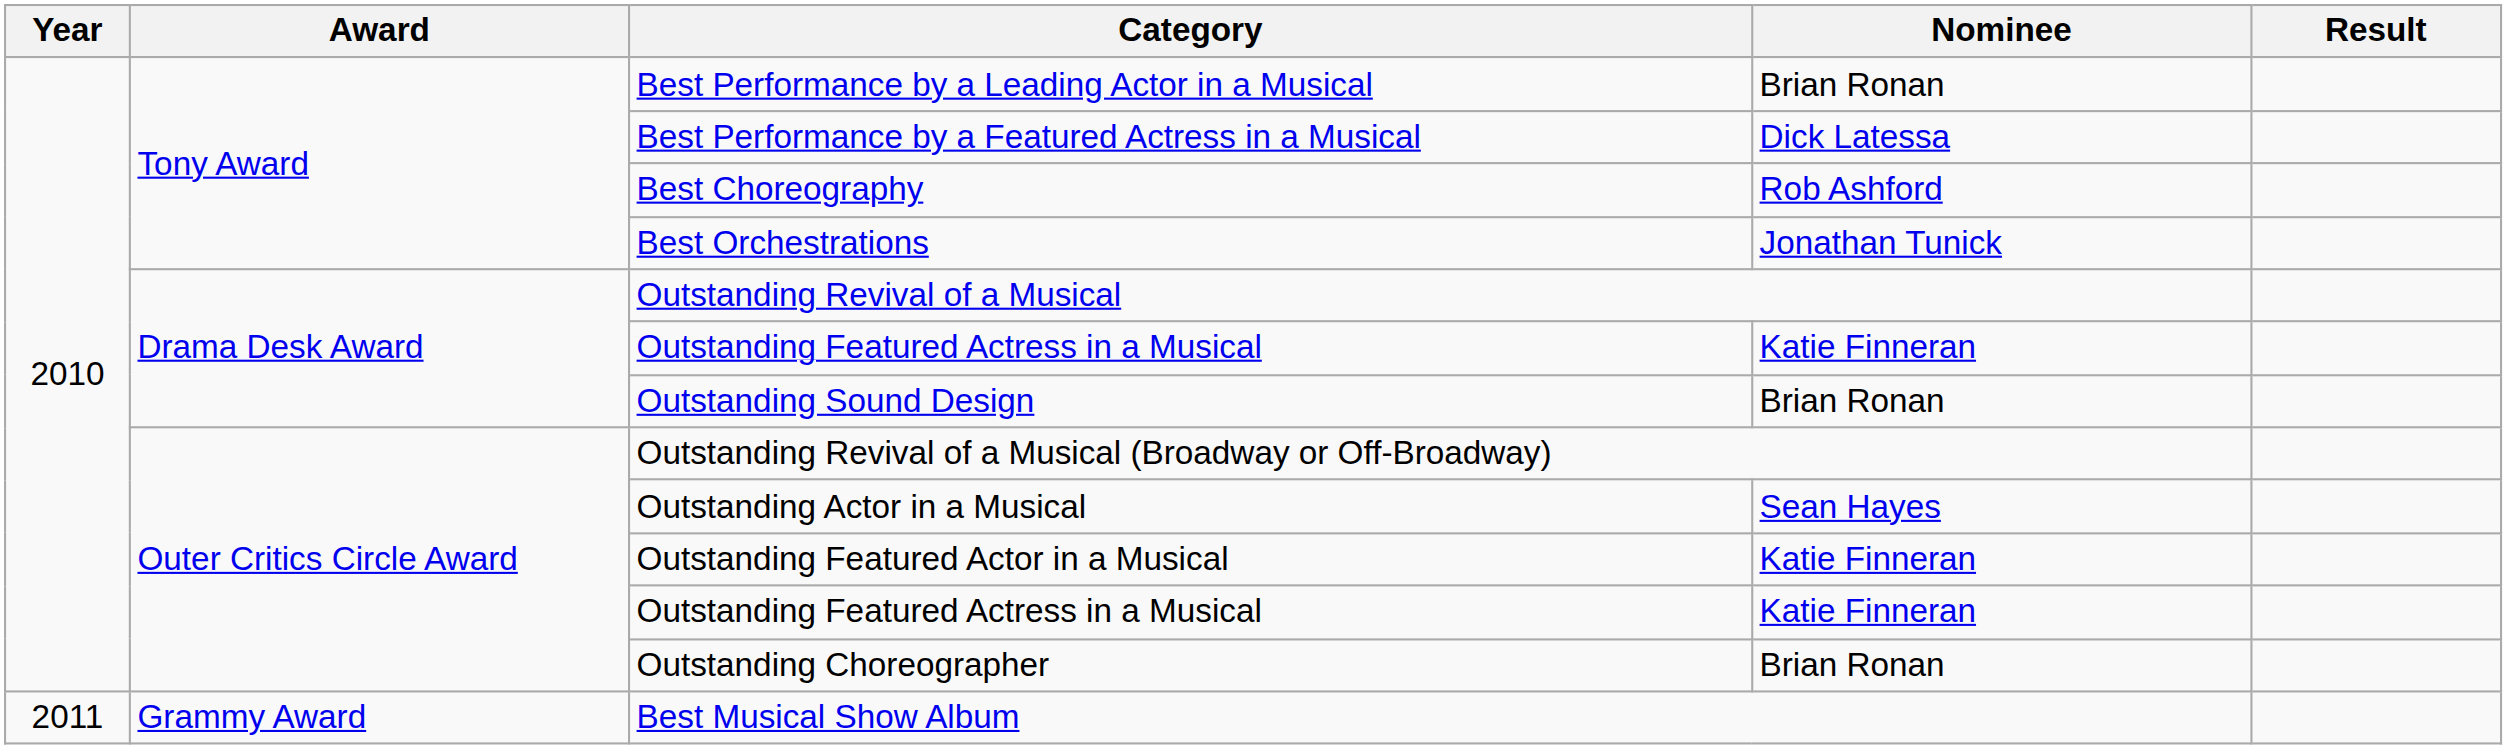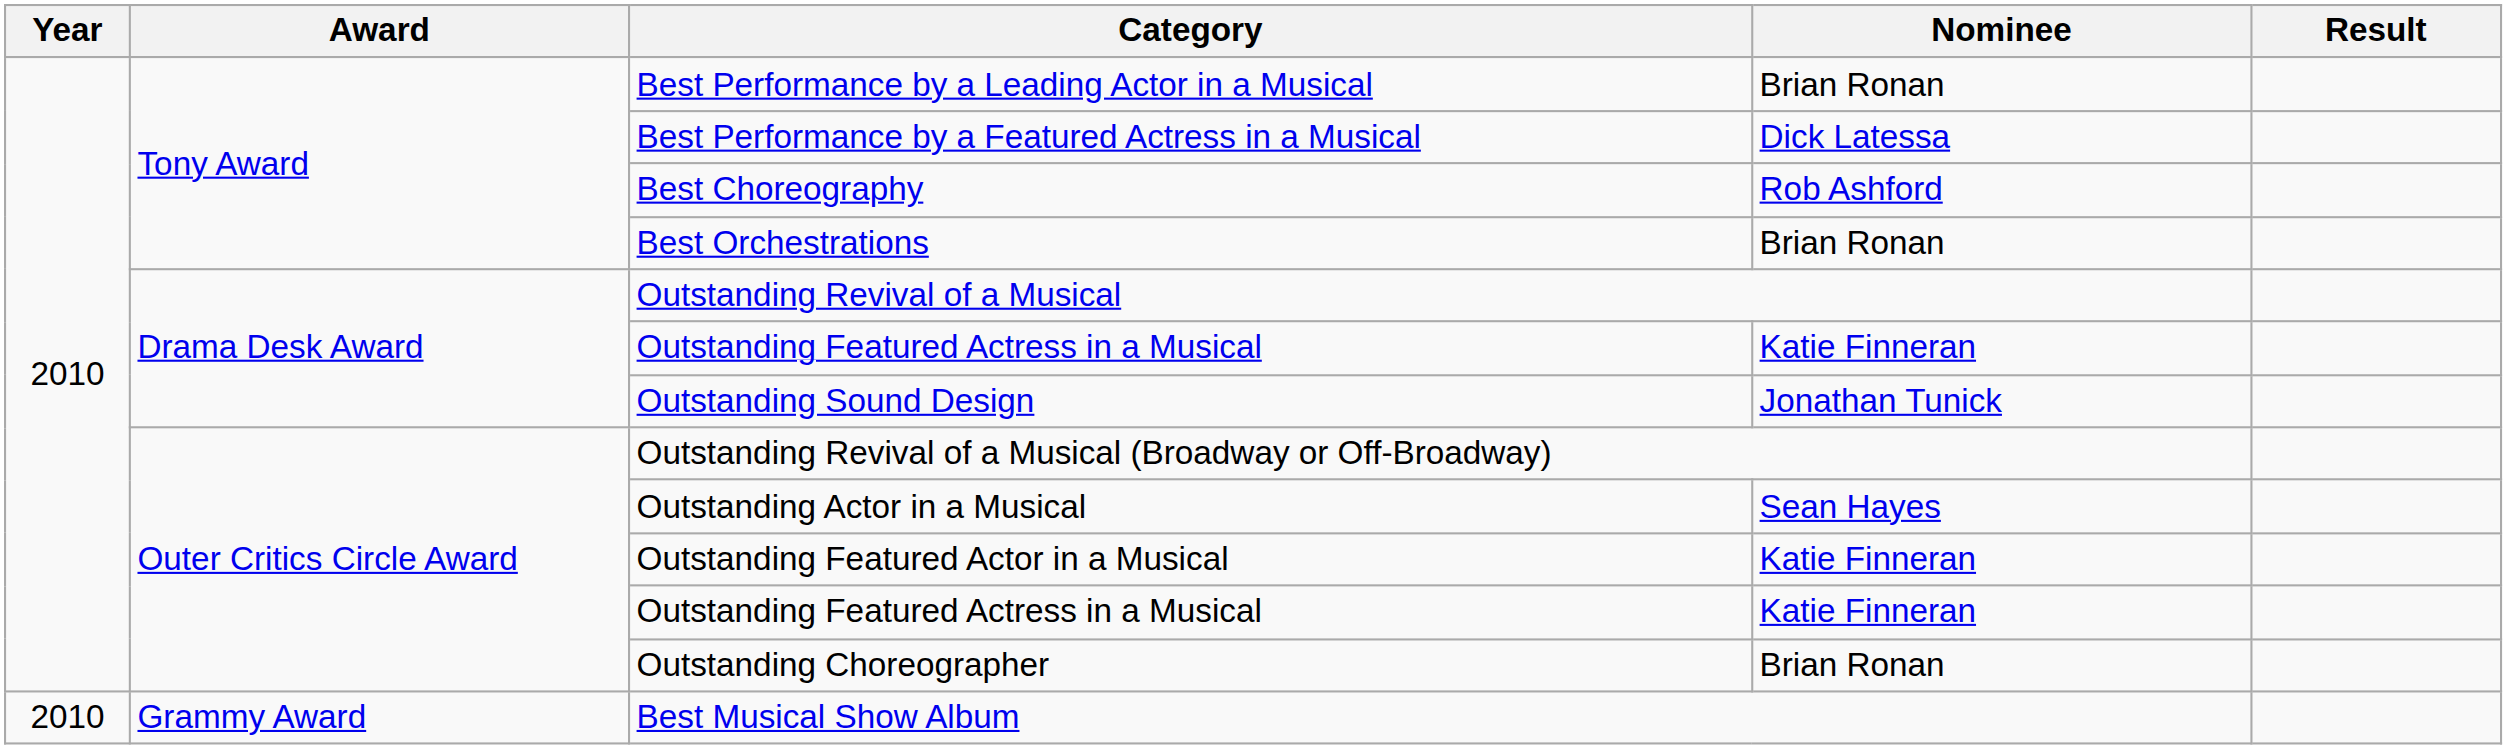(1881, 242) Jonathan Tunick -> (1852, 242) Brian Ronan
(1852, 400) Brian Ronan -> (1881, 400) Jonathan Tunick
(67, 717) 2011 -> (67, 717) 2010
